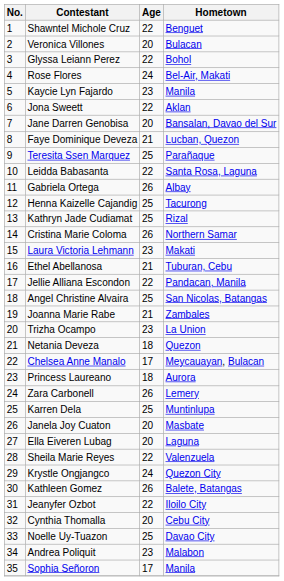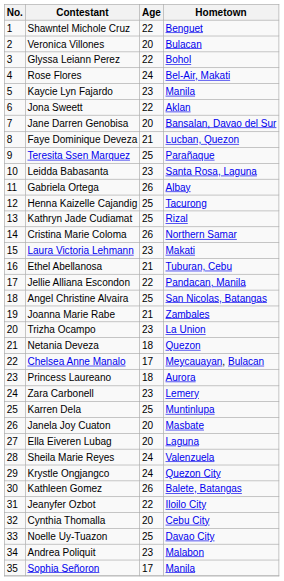(147, 171) 22 -> (147, 171) 23
(147, 394) 26 -> (147, 394) 23
(147, 457) 22 -> (147, 457) 24
